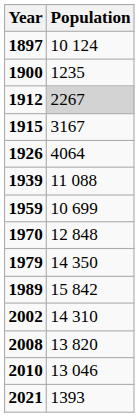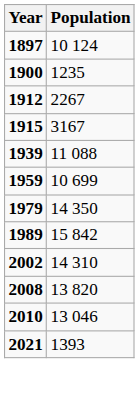(68, 99) lightgrey background -> (68, 99) no background
- row: (26, 153)
- row: (26, 235)
